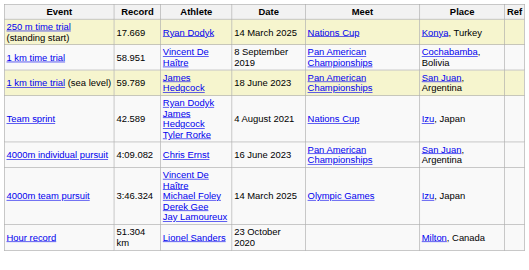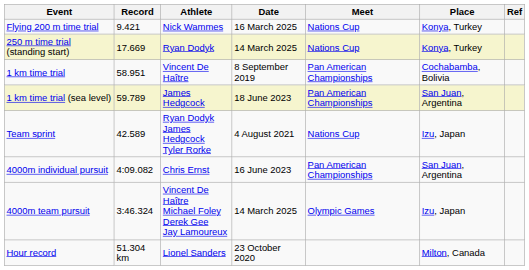+ row: (53, 27)
